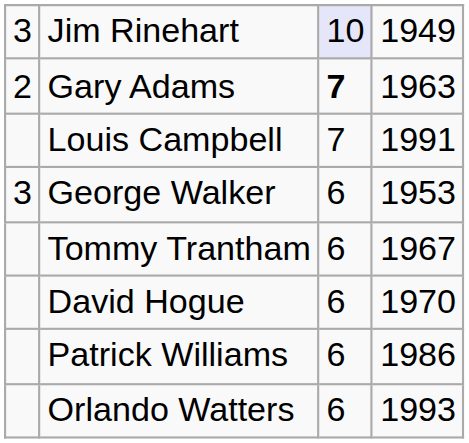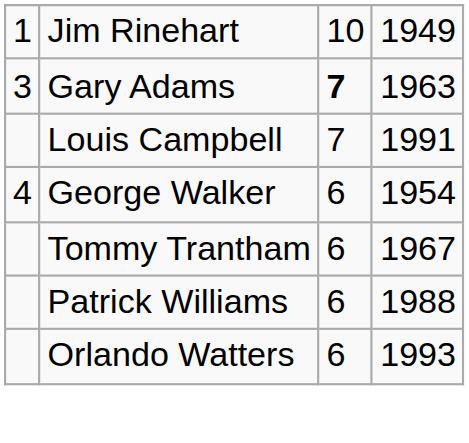(22, 31) 3 -> (22, 31) 1
(346, 31) lavender background -> (346, 31) no background
(22, 85) 2 -> (22, 85) 3
(22, 193) 3 -> (22, 193) 4
(418, 193) 1953 -> (418, 193) 1954
- row: (146, 301)
(418, 355) 1986 -> (418, 301) 1988
